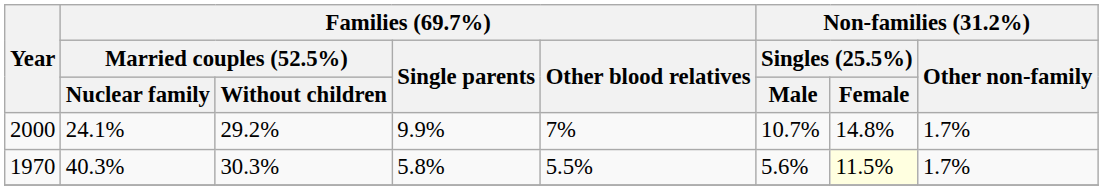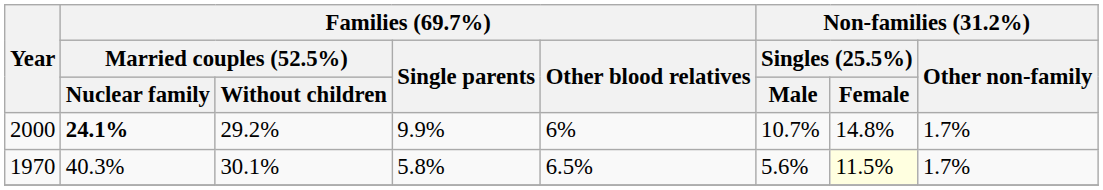(95, 130) normal -> (97, 130) bold
(561, 130) 7% -> (561, 130) 6%
(250, 166) 30.3% -> (250, 166) 30.1%
(569, 166) 5.5% -> (569, 166) 6.5%
